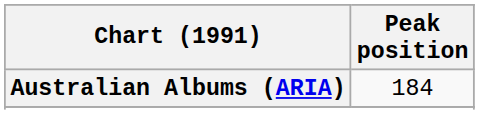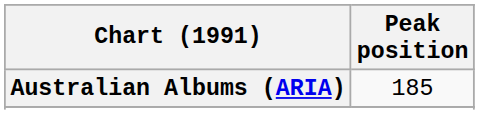(413, 89) 184 -> (413, 89) 185
